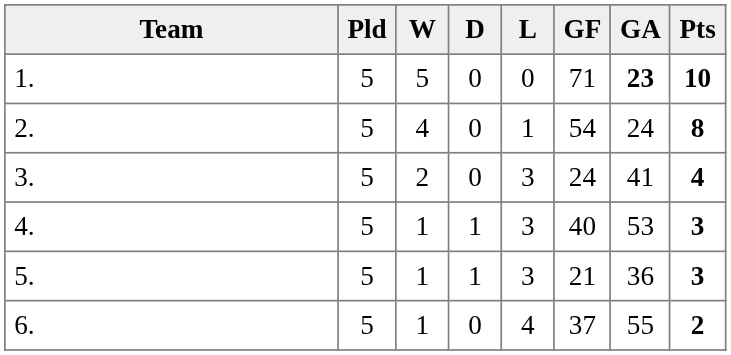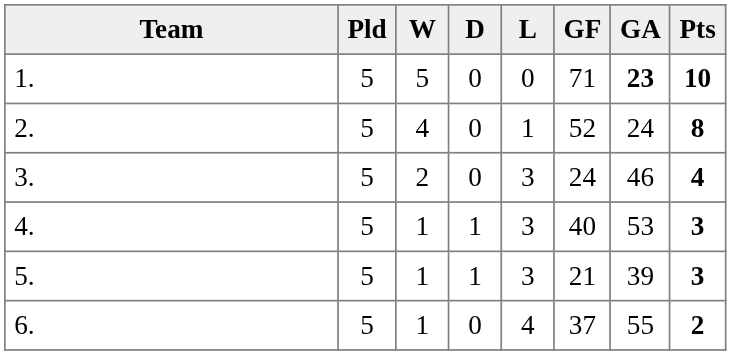(582, 127) 54 -> (582, 127) 52
(640, 177) 41 -> (640, 177) 46
(640, 275) 36 -> (640, 275) 39
